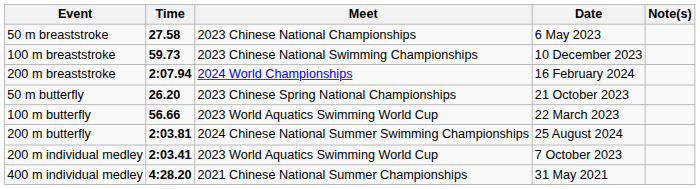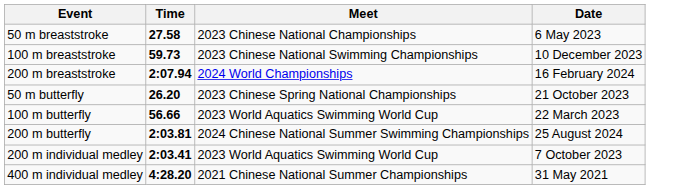- column: (670, 14)
